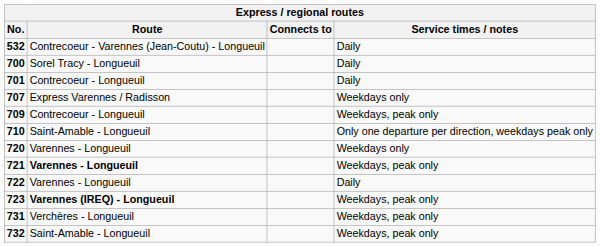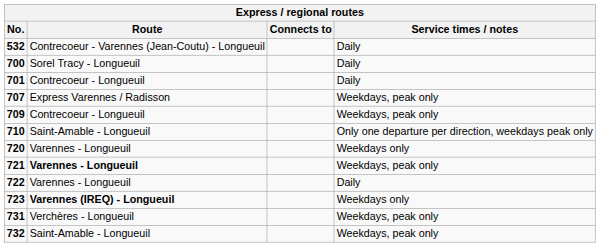(373, 98) Weekdays only -> (387, 98) Weekdays, peak only
(387, 200) Weekdays, peak only -> (373, 200) Weekdays only
